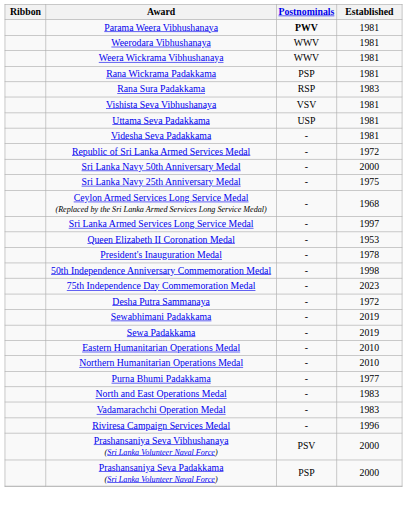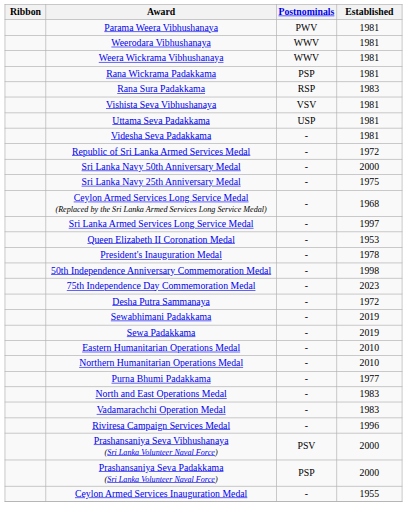(306, 27) bold -> (306, 27) normal
+ row: (161, 494)
